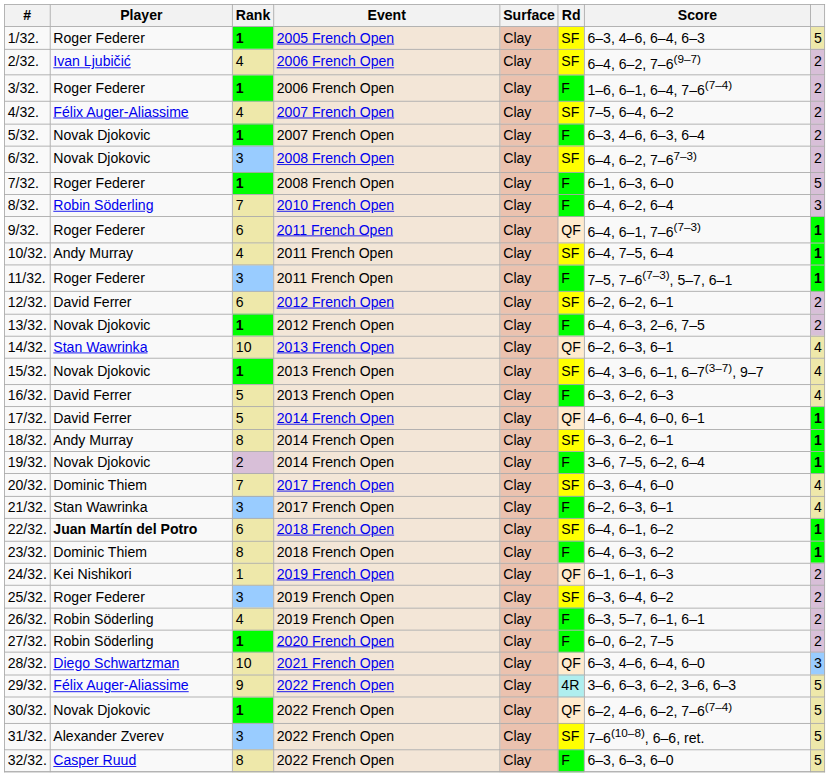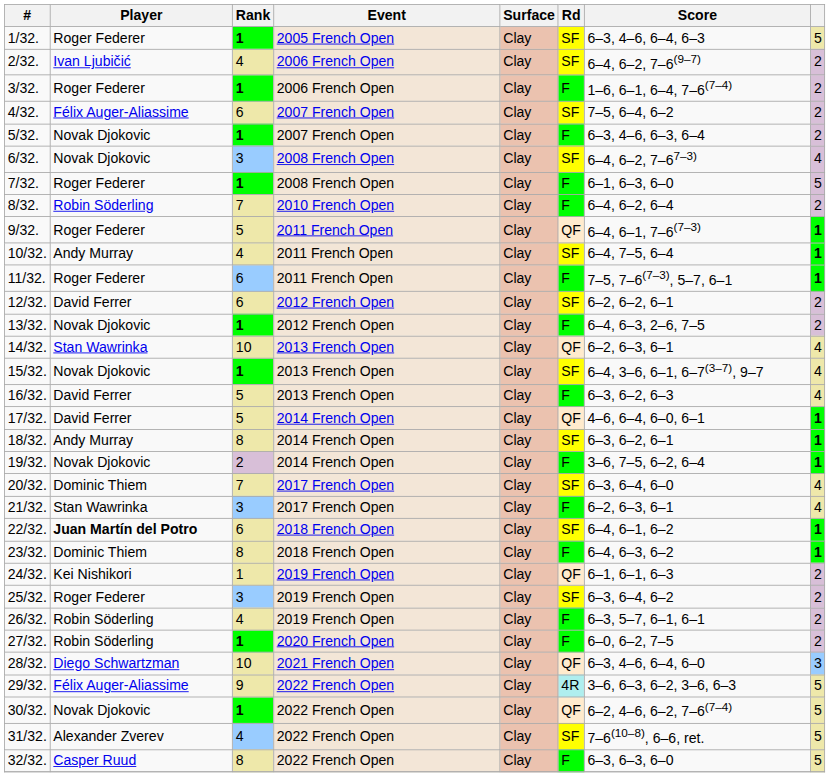(240, 112) 4 -> (240, 112) 6
(818, 159) 2 -> (818, 159) 4
(818, 205) 3 -> (818, 205) 2
(240, 229) 6 -> (240, 229) 5
(240, 278) 3 -> (240, 278) 6
(240, 736) 3 -> (240, 736) 4
